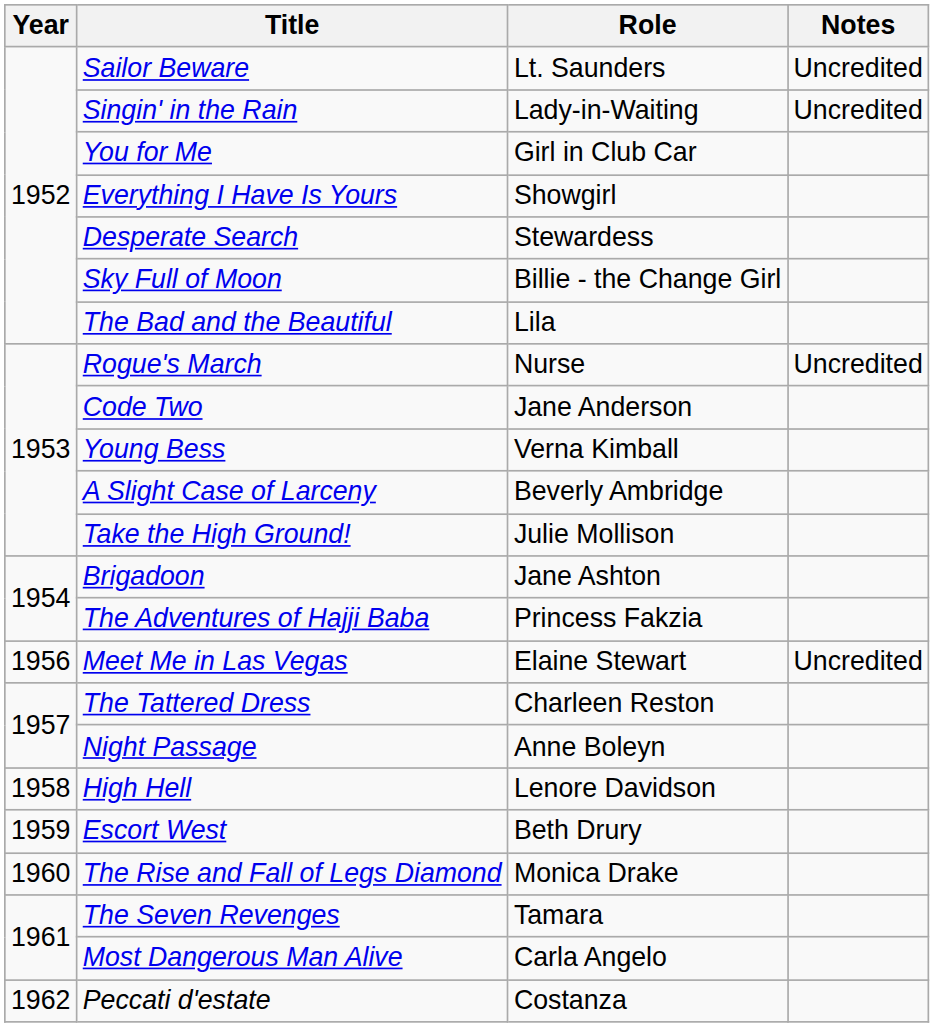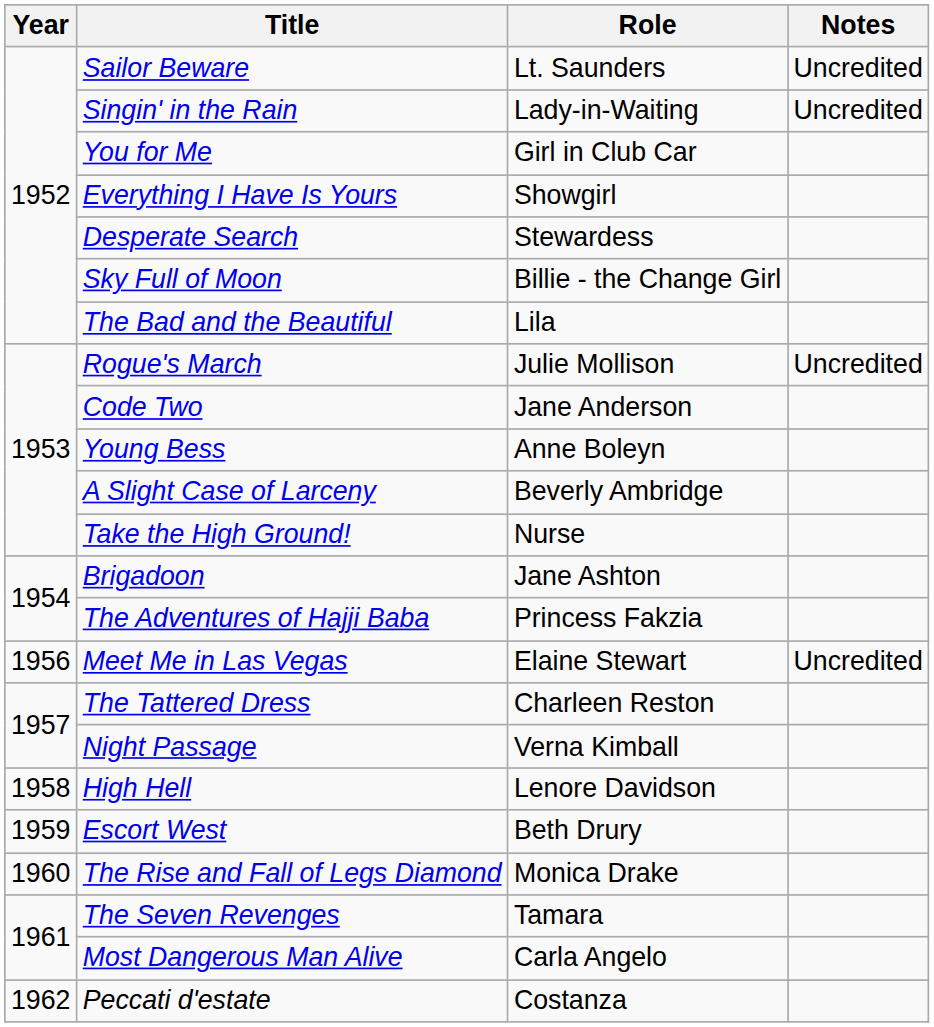(550, 364) Nurse -> (594, 364) Julie Mollison
(596, 449) Verna Kimball -> (590, 449) Anne Boleyn
(594, 534) Julie Mollison -> (550, 534) Nurse
(590, 746) Anne Boleyn -> (596, 746) Verna Kimball
